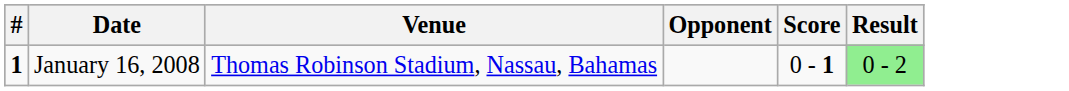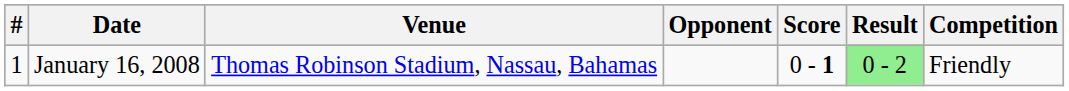+ column: (994, 24)
(17, 64) bold -> (17, 64) normal
